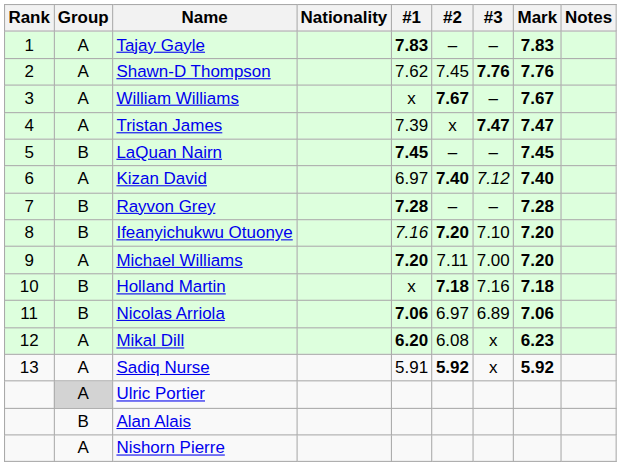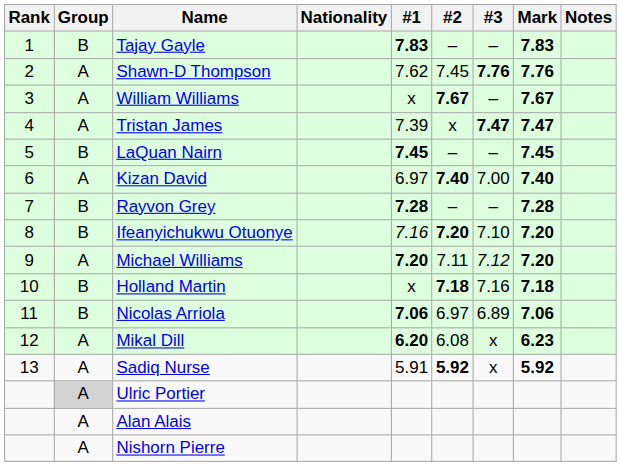(83, 44) A -> (83, 44) B
(493, 179) 7.12 -> (493, 179) 7.00
(493, 260) 7.00 -> (493, 260) 7.12
(83, 421) B -> (83, 421) A
